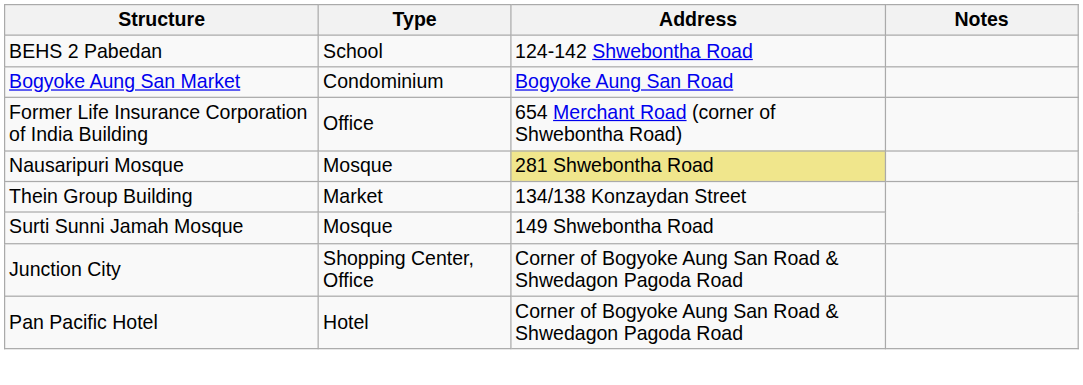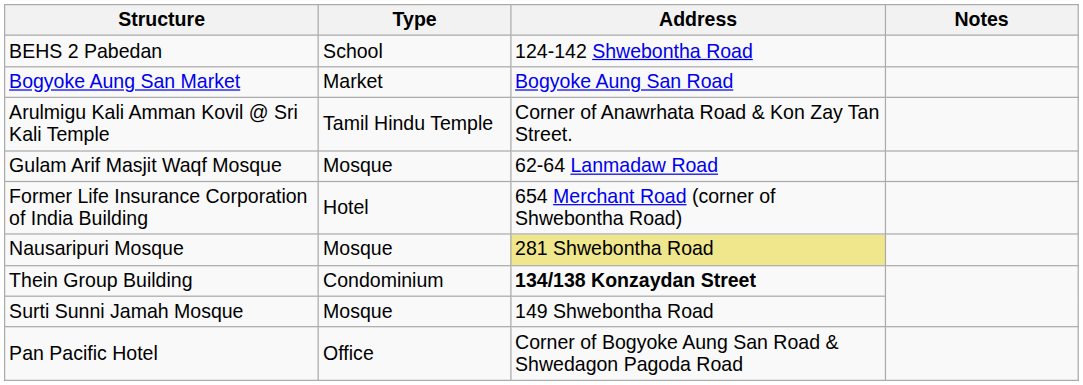(383, 81) Condominium -> (353, 81) Market
+ row: (154, 123)
+ row: (145, 165)
(348, 123) Office -> (346, 207) Hotel
(353, 196) Market -> (383, 280) Condominium
(631, 196) normal -> (636, 280) bold
- row: (65, 269)
(346, 322) Hotel -> (348, 353) Office
